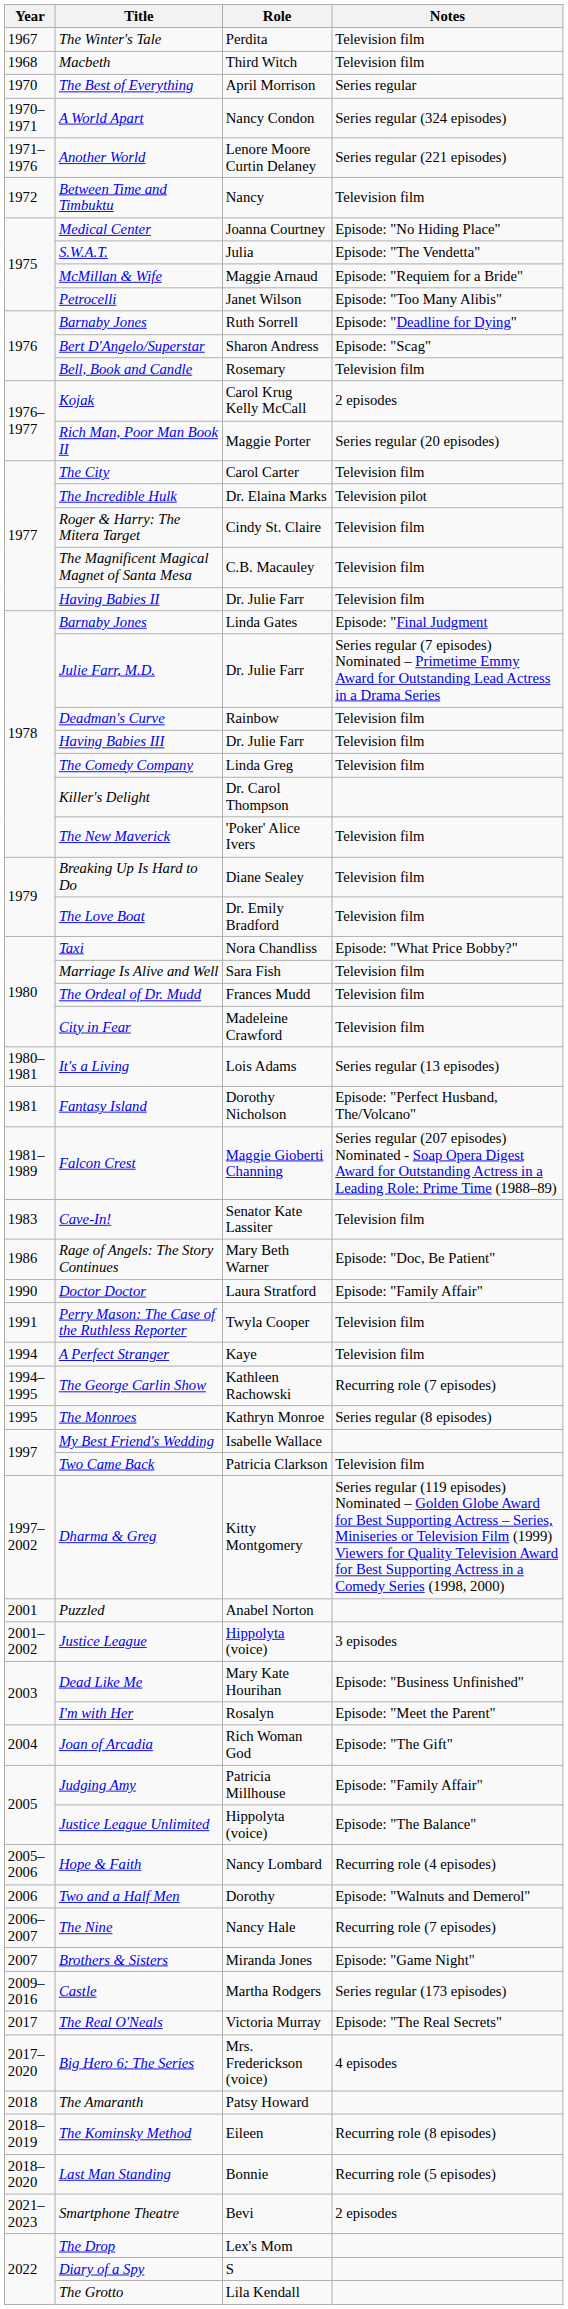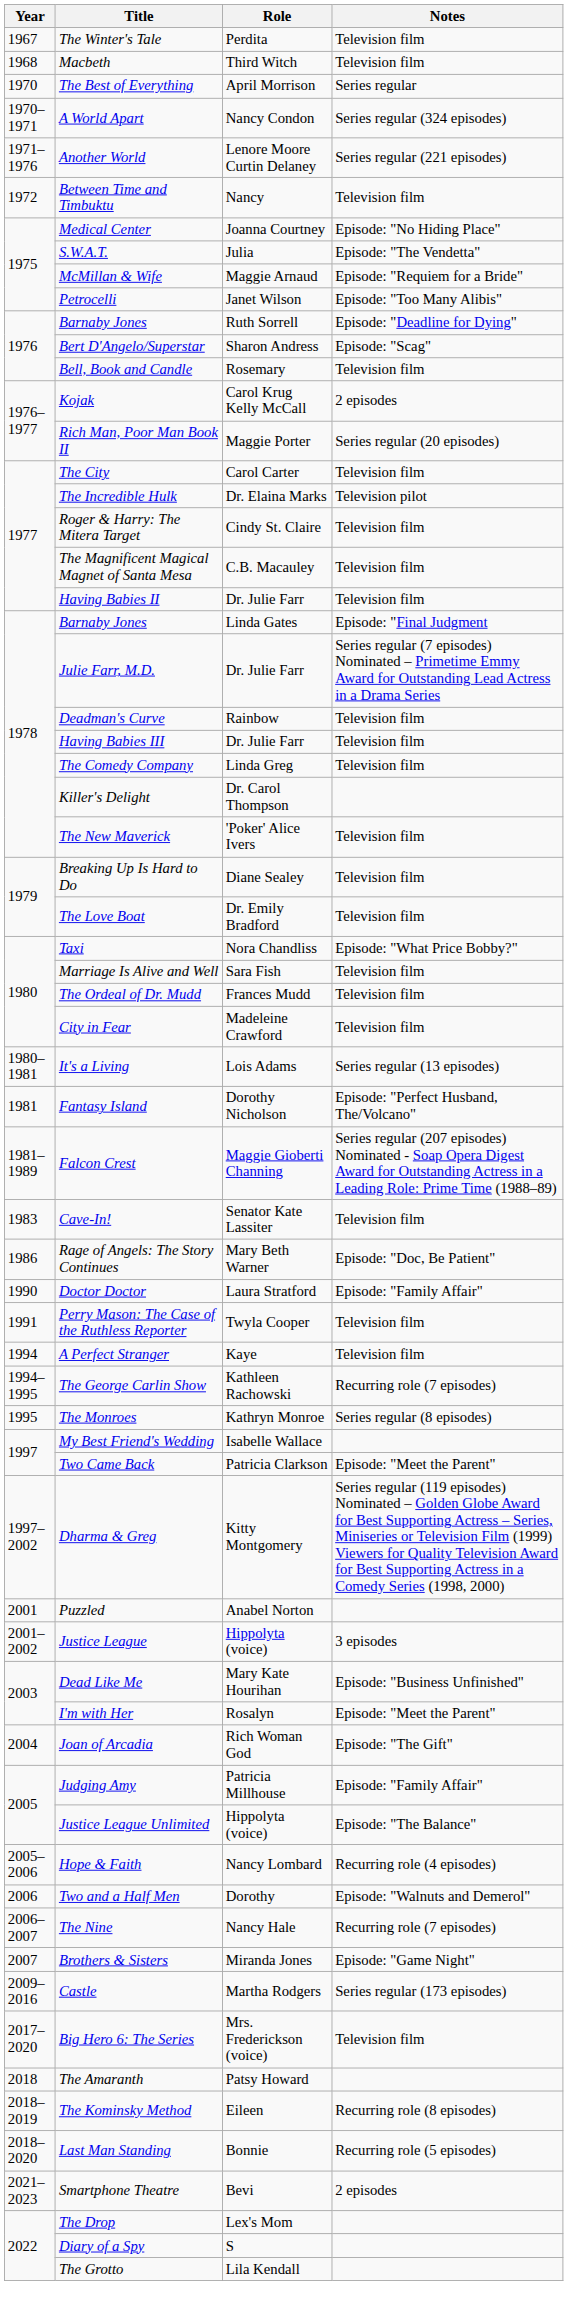(380, 1464) Television film -> (415, 1464) Episode: "Meet the Parent"
- row: (111, 2022)
(366, 2062) 4 episodes -> (380, 2039) Television film
